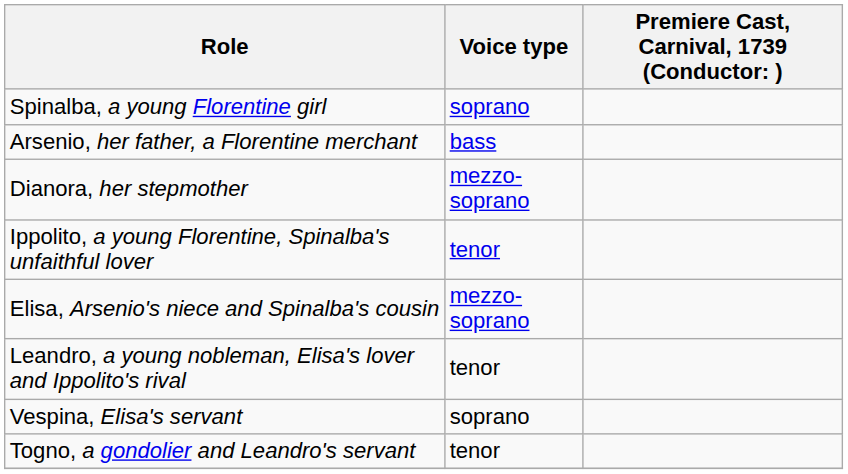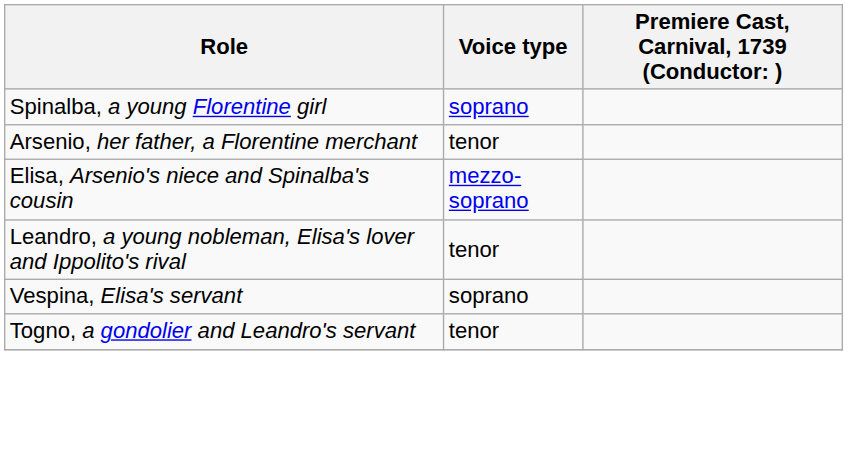(473, 141) bass -> (474, 141) tenor
- row: (129, 189)
- row: (200, 249)
